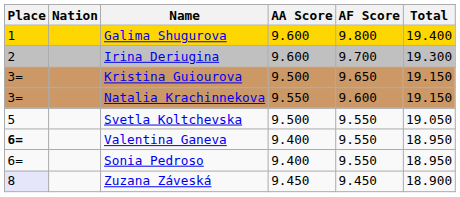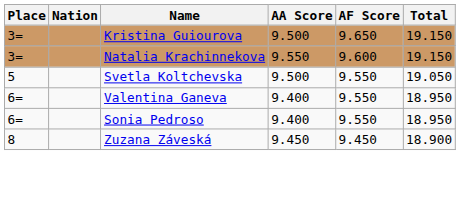- row: (165, 36)
- row: (162, 56)
(15, 139) bold -> (15, 98) normal
(11, 181) lavender background -> (11, 139) no background
